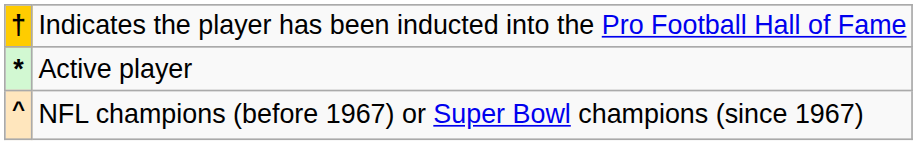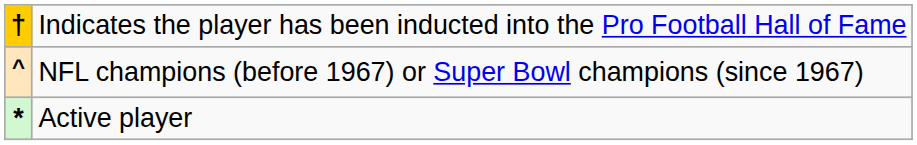rows swapped: (19, 68) <-> (19, 109)
